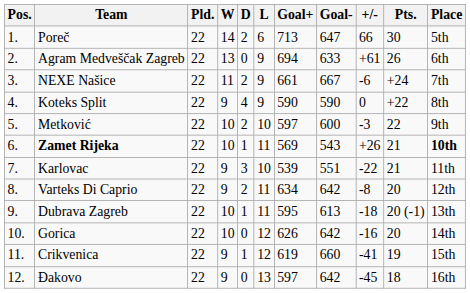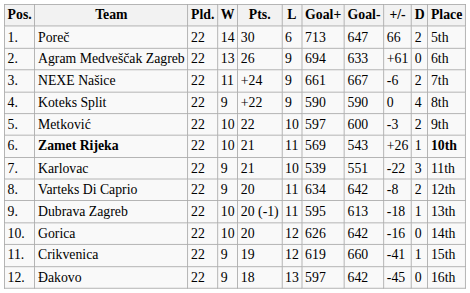columns swapped: (246, 15) <-> (406, 15)
